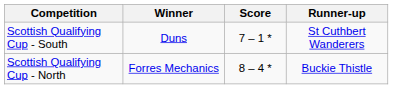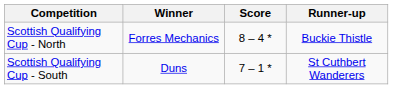rows swapped: (54, 68) <-> (54, 37)
